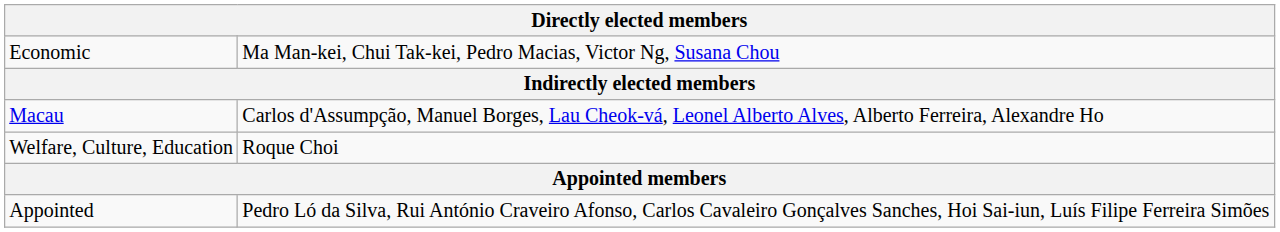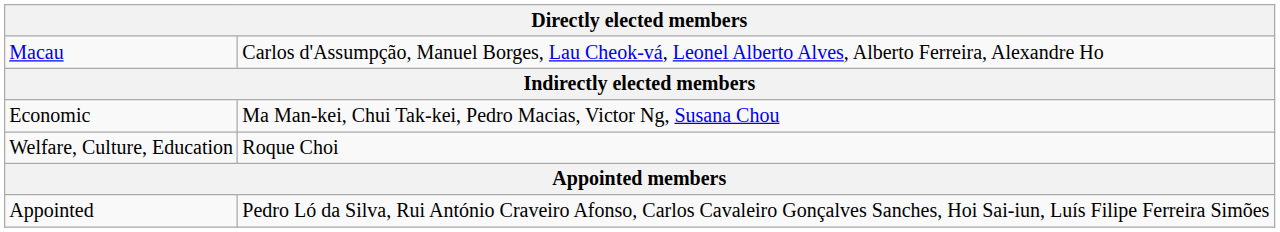rows swapped: (36, 115) <-> (50, 52)
